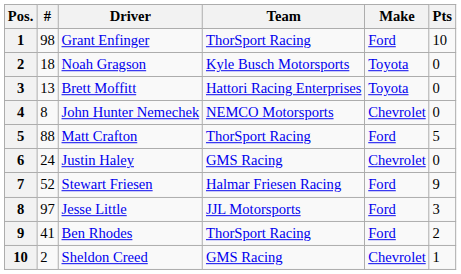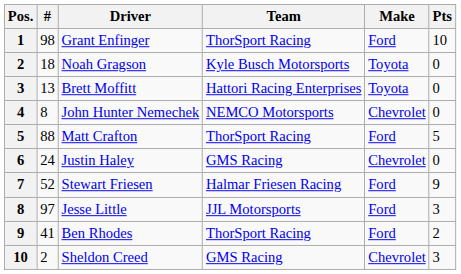(436, 257) 1 -> (436, 257) 3
